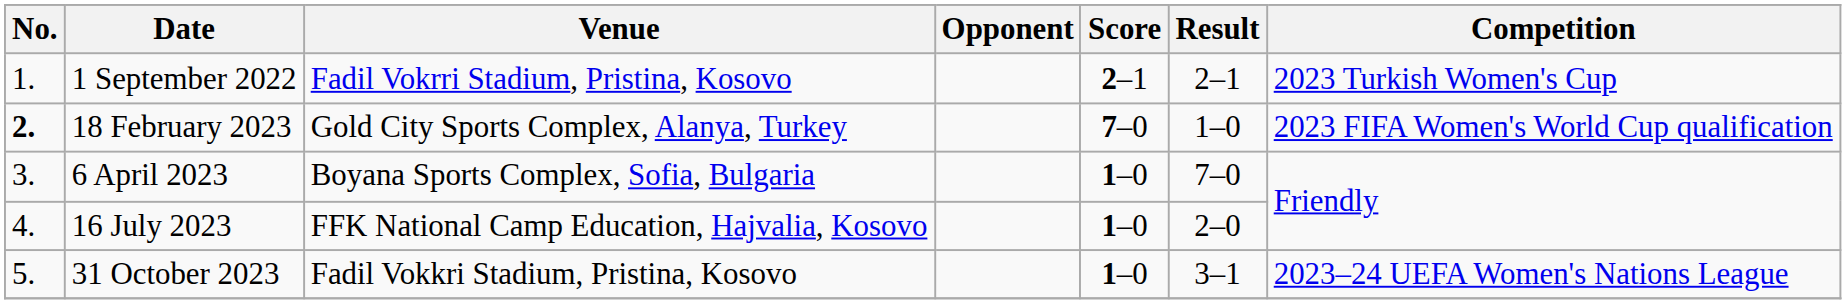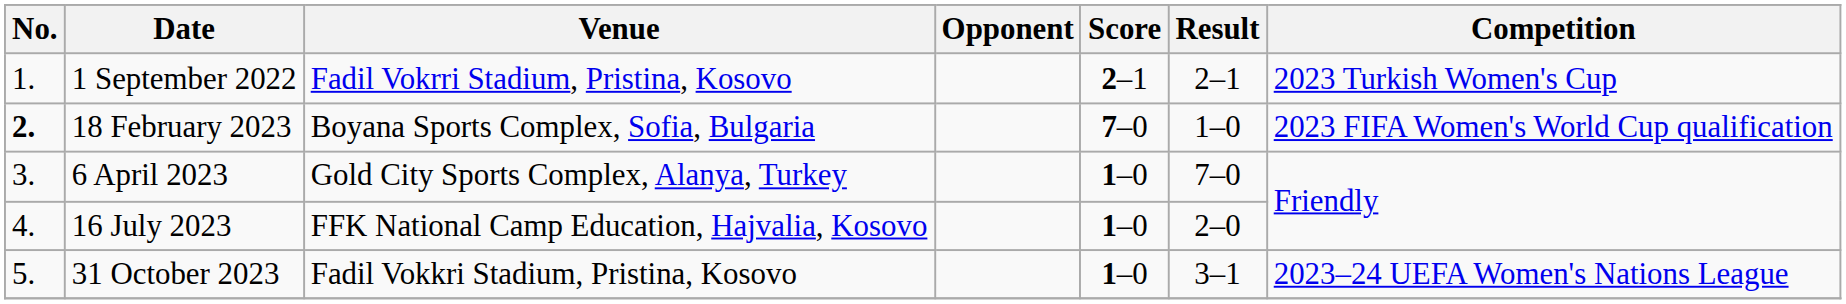(579, 126) Gold City Sports Complex, Alanya, Turkey -> (563, 126) Boyana Sports Complex, Sofia, Bulgaria
(563, 175) Boyana Sports Complex, Sofia, Bulgaria -> (579, 175) Gold City Sports Complex, Alanya, Turkey
